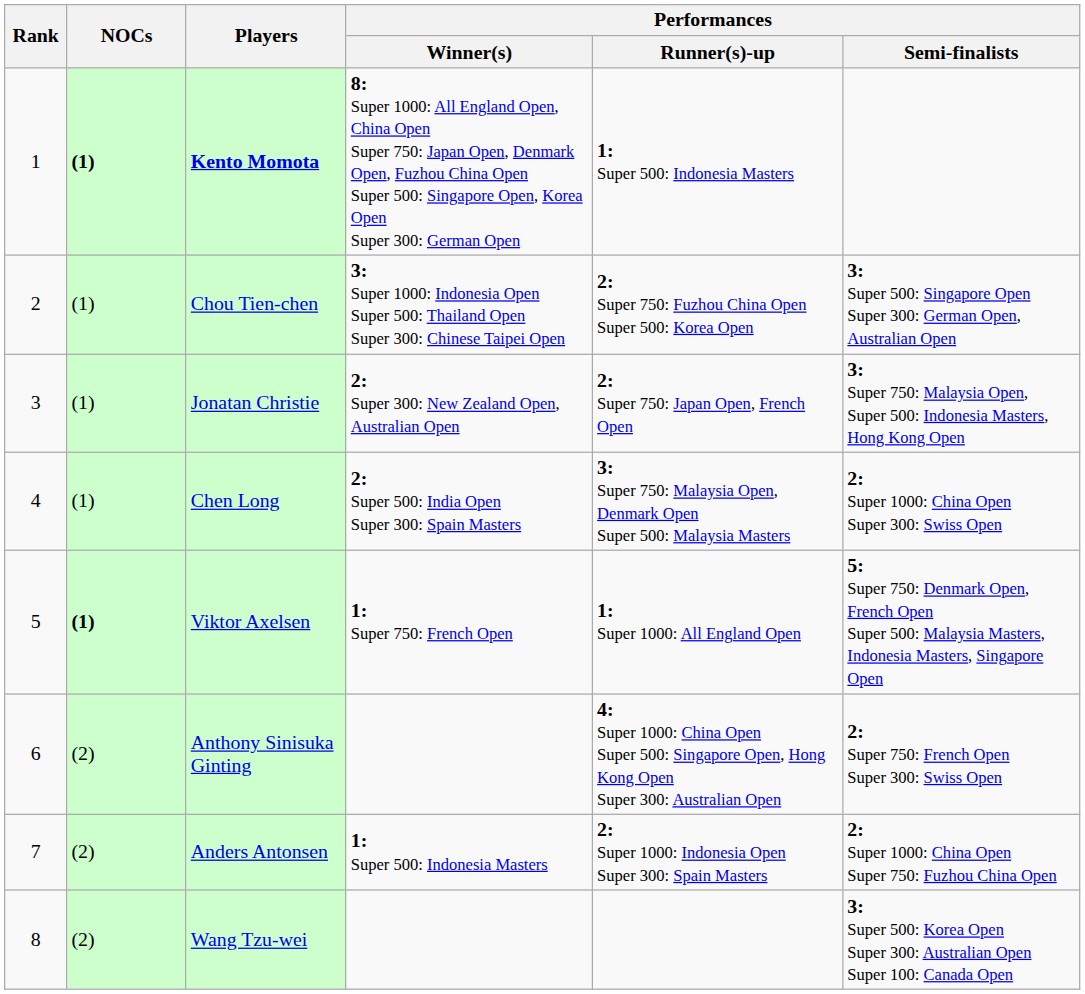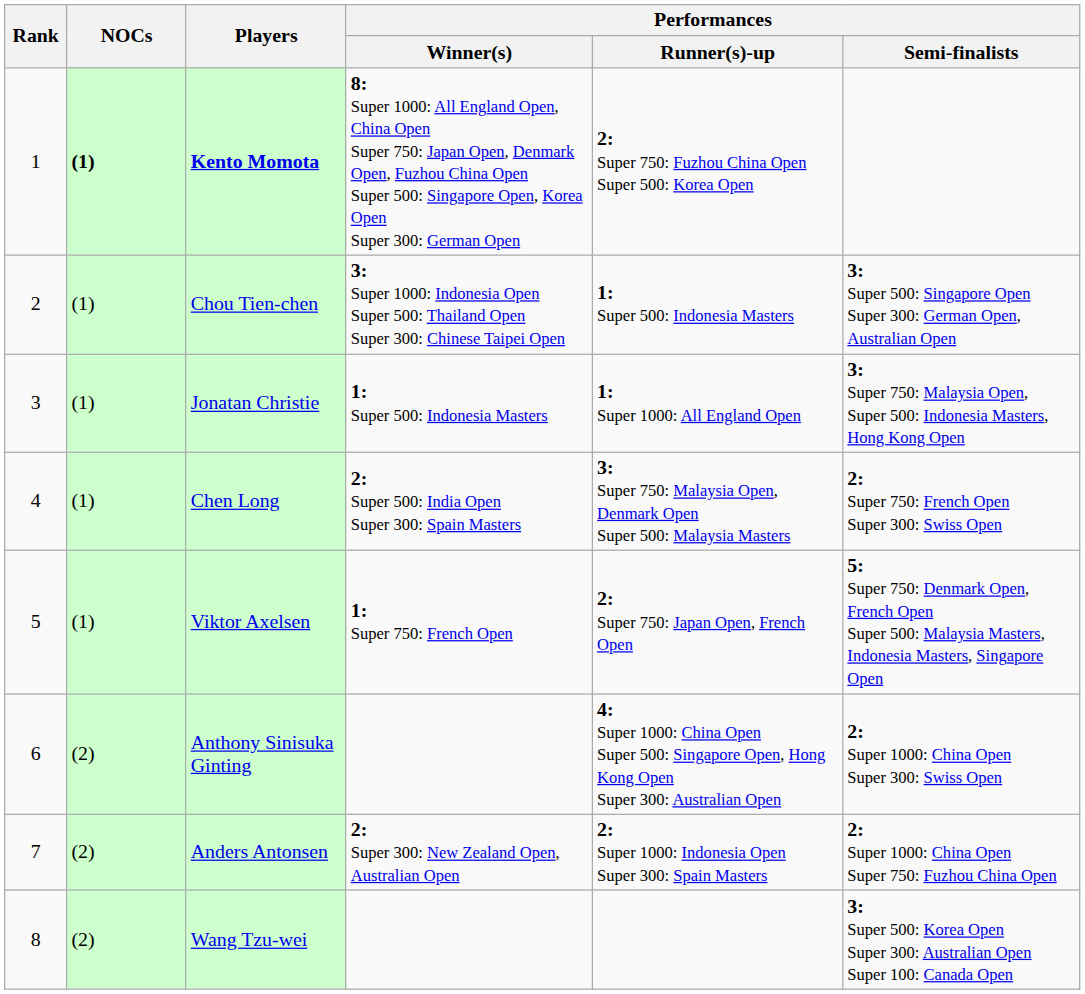(696, 161) 1: Super 500: Indonesia Masters -> (702, 161) 2: Super 750: Fuzhou China Open Super 500: Korea Open
(702, 304) 2: Super 750: Fuzhou China Open Super 500: Korea Open -> (696, 304) 1: Super 500: Indonesia Masters
(455, 402) 2: Super 300: New Zealand Open, Australian Open -> (449, 402) 1: Super 500: Indonesia Masters
(701, 402) 2: Super 750: Japan Open, French Open -> (699, 402) 1: Super 1000: All England Open
(929, 501) 2: Super 1000: China Open Super 300: Swiss Open -> (928, 501) 2: Super 750: French Open Super 300: Swiss Open
(83, 621) bold -> (83, 621) normal
(699, 621) 1: Super 1000: All England Open -> (701, 621) 2: Super 750: Japan Open, French Open
(928, 753) 2: Super 750: French Open Super 300: Swiss Open -> (929, 753) 2: Super 1000: China Open Super 300: Swiss Open
(449, 852) 1: Super 500: Indonesia Masters -> (455, 852) 2: Super 300: New Zealand Open, Australian Open
